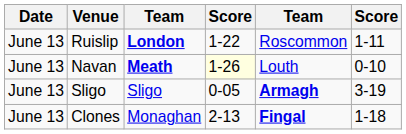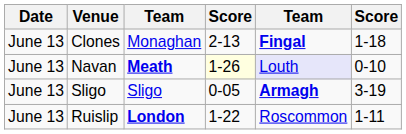rows swapped: (95, 41) <-> (96, 116)
(279, 66) no background -> (279, 66) lavender background
